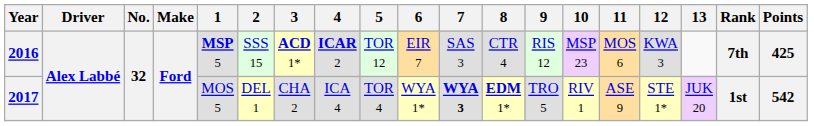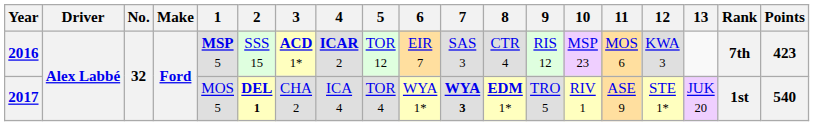(783, 53) 425 -> (785, 53) 423
(256, 97) normal -> (257, 98) bold
(783, 98) 542 -> (785, 98) 540
